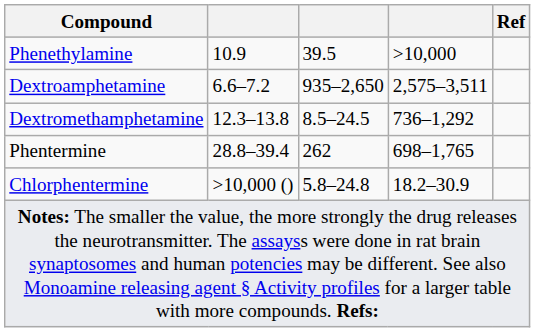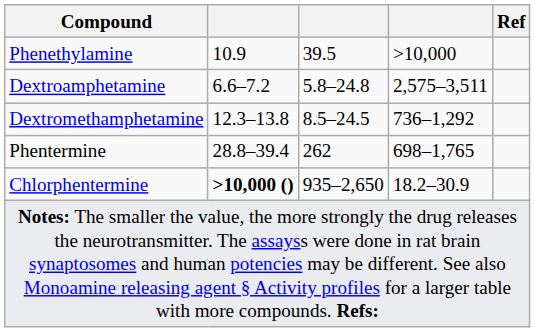(343, 86) 935–2,650 -> (336, 86) 5.8–24.8
(253, 183) normal -> (253, 183) bold
(336, 183) 5.8–24.8 -> (343, 183) 935–2,650
